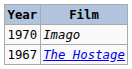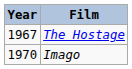rows swapped: (84, 55) <-> (62, 35)
